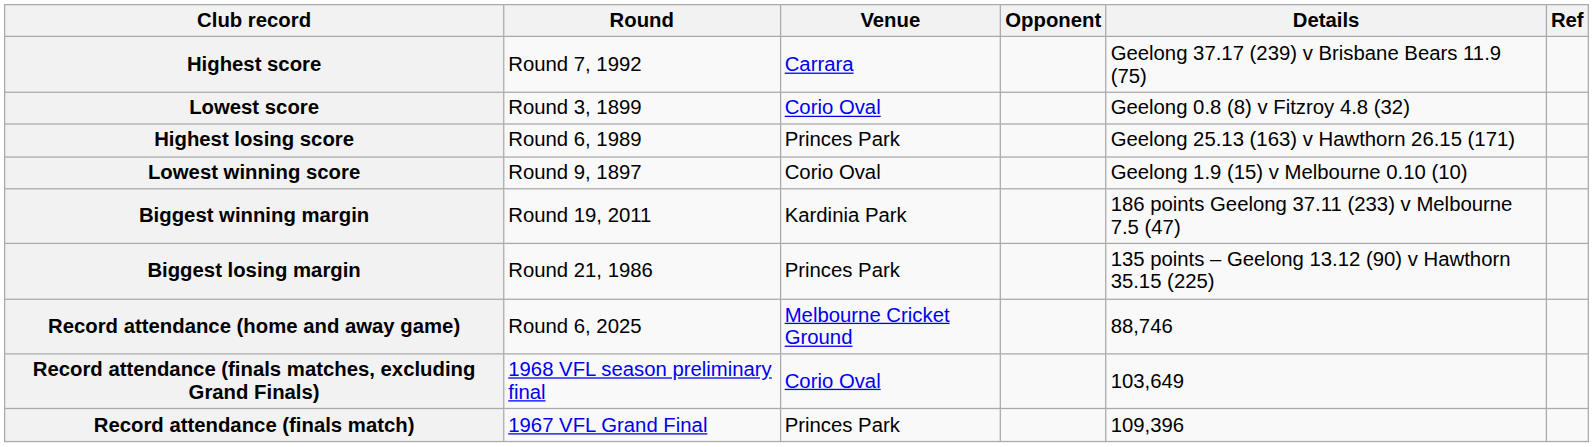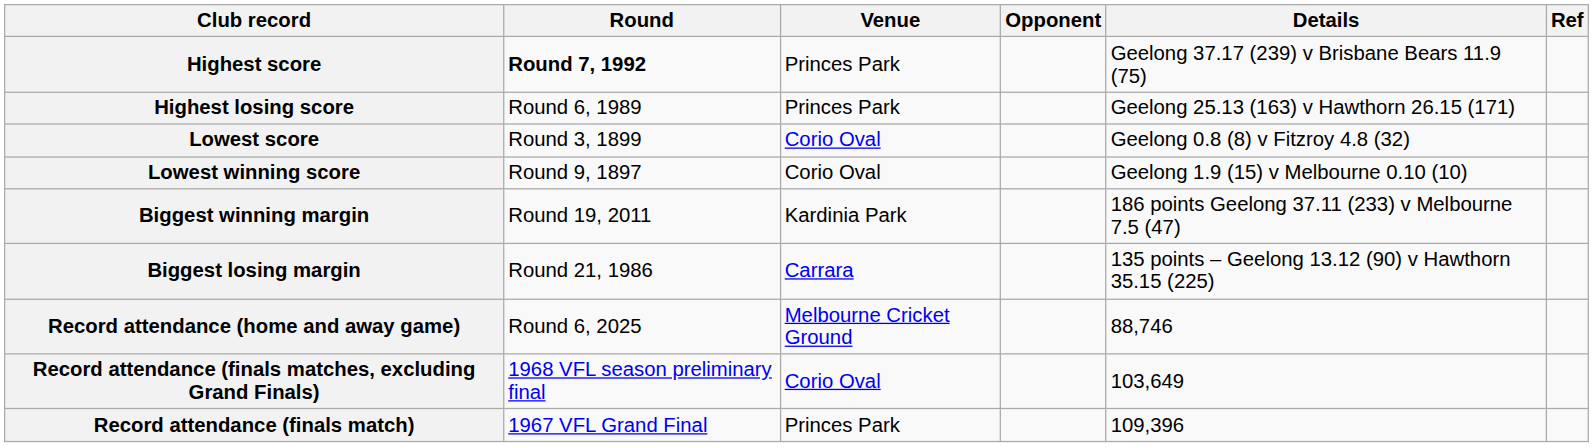(575, 64) normal -> (577, 64) bold
(819, 64) Carrara -> (842, 64) Princes Park
rows swapped: (254, 107) <-> (254, 140)
(842, 271) Princes Park -> (819, 271) Carrara
